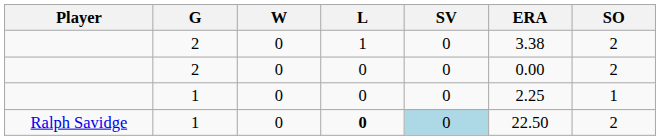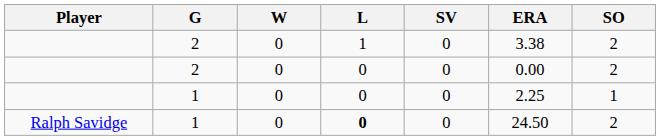(446, 122) lightblue background -> (446, 122) no background
(530, 122) 22.50 -> (530, 122) 24.50
